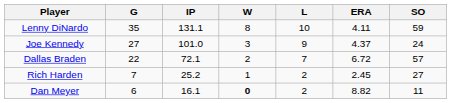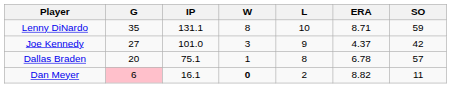(361, 28) 4.11 -> (361, 28) 8.71
(418, 43) 24 -> (418, 43) 42
(134, 59) 22 -> (134, 59) 20
(191, 59) 72.1 -> (191, 59) 75.1
(247, 59) 2 -> (247, 59) 1
(304, 59) 7 -> (304, 59) 8
(361, 59) 6.72 -> (361, 59) 6.78
- row: (55, 75)
(134, 91) no background -> (134, 75) pink background
